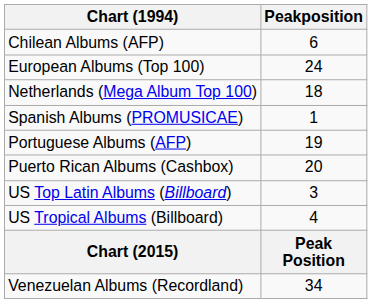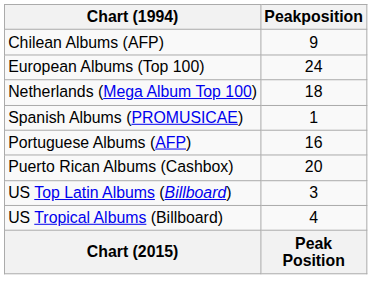(314, 42) 6 -> (314, 42) 9
(314, 142) 19 -> (314, 142) 16
- row: (126, 286)
